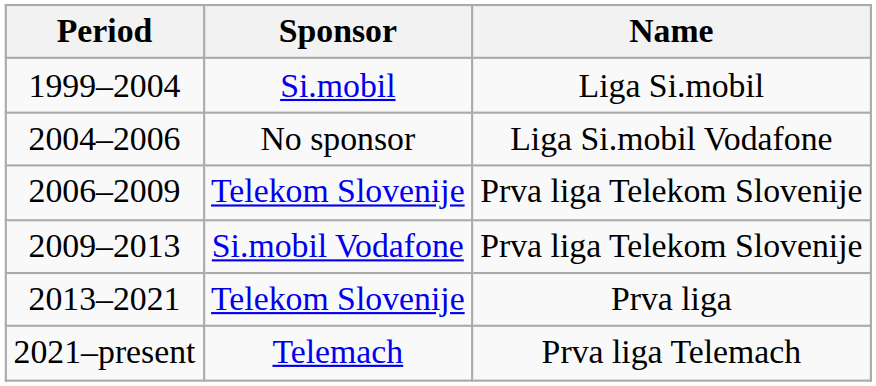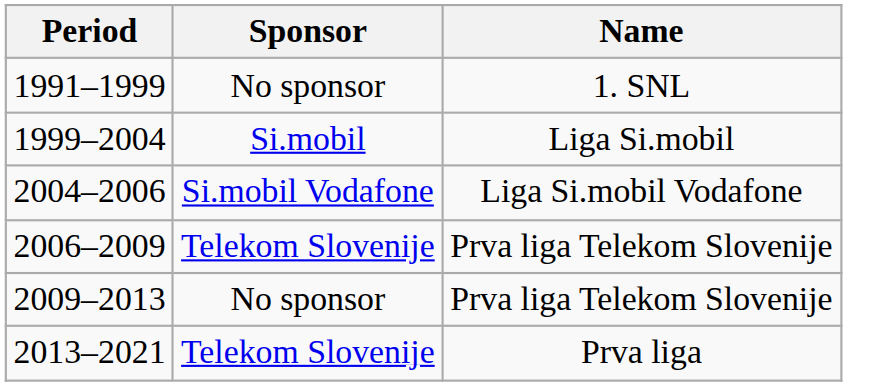+ row: (90, 84)
(338, 138) No sponsor -> (308, 191) Si.mobil Vodafone
(338, 245) Si.mobil Vodafone -> (308, 298) No sponsor
- row: (105, 352)
